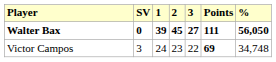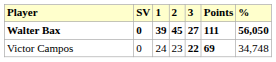(139, 48) 3 -> (139, 48) 0
(193, 48) normal -> (193, 48) bold
